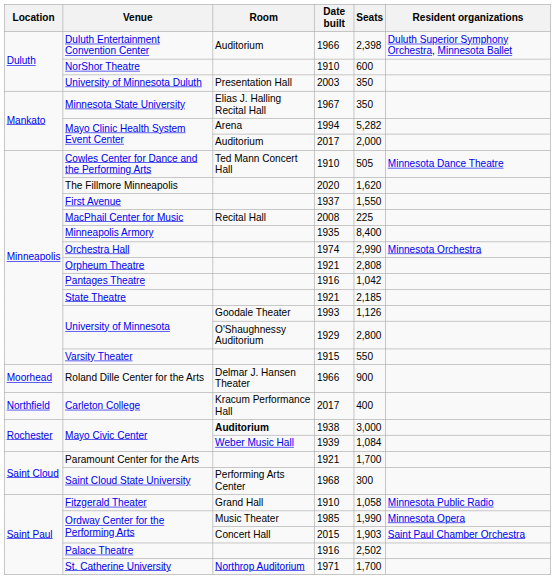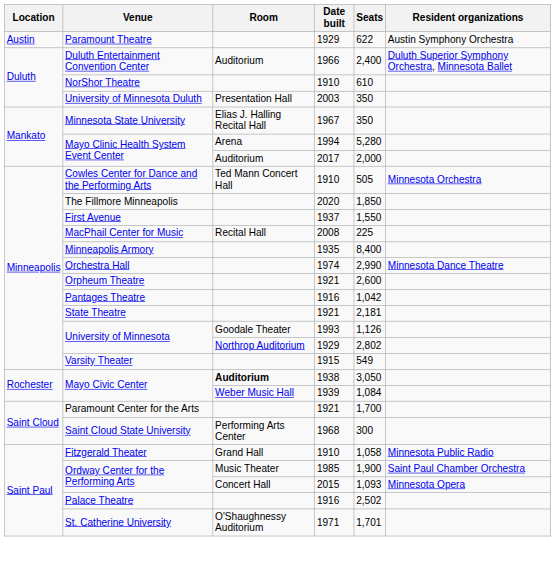+ row: (108, 39)
(369, 45) 2,398 -> (369, 61) 2,400
(365, 67) 600 -> (365, 83) 610
(369, 126) 5,282 -> (369, 142) 5,280
(446, 164) Minnesota Dance Theatre -> (435, 180) Minnesota Orchestra
(369, 185) 1,620 -> (369, 201) 1,850
(435, 249) Minnesota Orchestra -> (446, 265) Minnesota Dance Theatre
(369, 265) 2,808 -> (369, 281) 2,600
(369, 297) 2,185 -> (369, 313) 2,181
(251, 335) O'Shaughnessy Auditorium -> (260, 345) Northrop Auditorium
(369, 335) 2,800 -> (369, 345) 2,802
(365, 356) 550 -> (365, 361) 549
- row: (135, 378)
- row: (103, 405)
(369, 427) 3,000 -> (369, 377) 3,050
(369, 518) 1,990 -> (369, 468) 1,900
(426, 518) Minnesota Opera -> (456, 468) Saint Paul Chamber Orchestra
(369, 534) 1,903 -> (369, 484) 1,093
(456, 534) Saint Paul Chamber Orchestra -> (426, 484) Minnesota Opera
(260, 566) Northrop Auditorium -> (251, 522) O'Shaughnessy Auditorium
(369, 566) 1,700 -> (369, 522) 1,701
